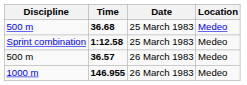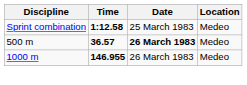- row: (102, 27)
(162, 57) normal -> (162, 42) bold
